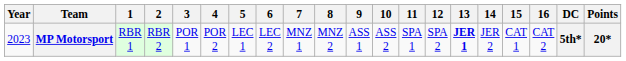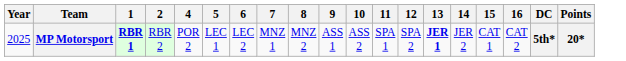- column: (187, 13)
(19, 39) 2023 -> (19, 39) 2025
(130, 39) normal -> (131, 39) bold
